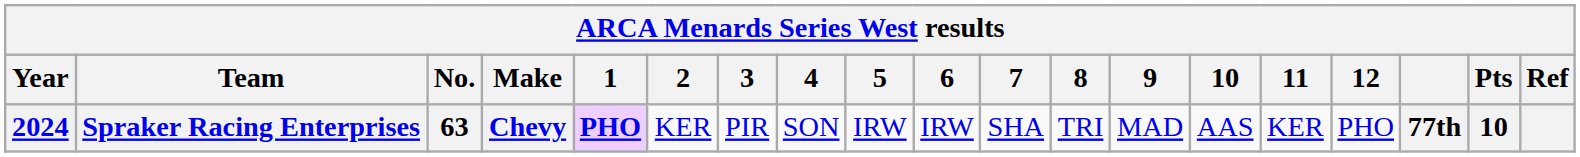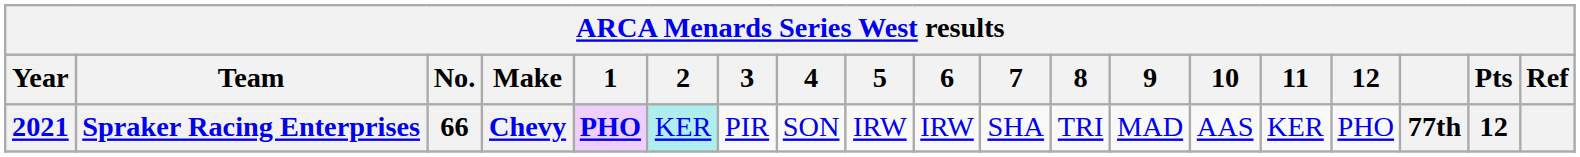(40, 127) 2024 -> (40, 127) 2021
(455, 127) 63 -> (455, 127) 66
(683, 127) no background -> (683, 127) paleturquoise background
(1494, 127) 10 -> (1494, 127) 12
